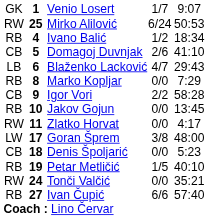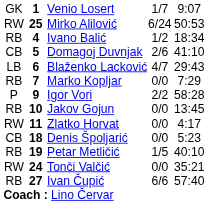(36, 81) 8 -> (36, 81) 7
(14, 95) CB -> (14, 95) P
- row: (83, 138)
